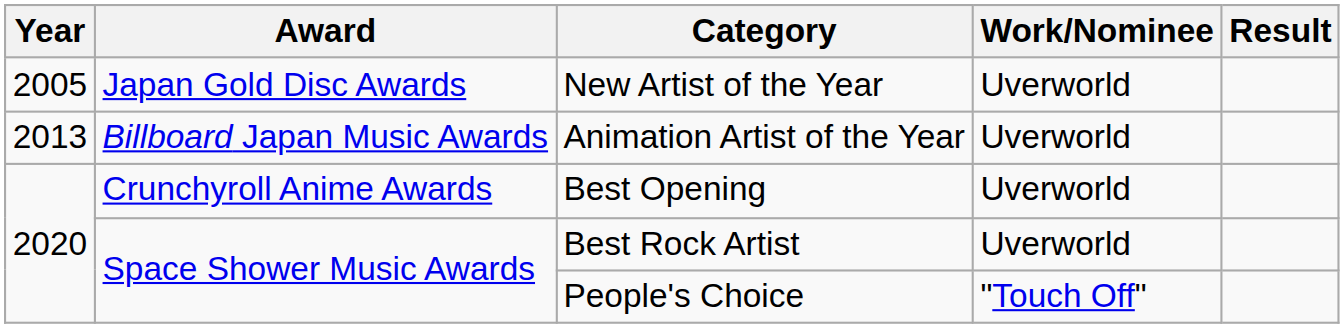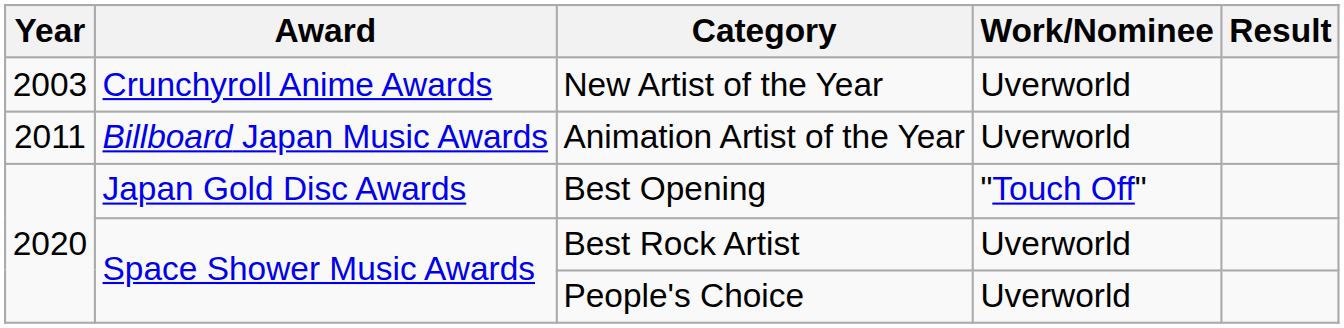(50, 84) 2005 -> (50, 84) 2003
(284, 84) Japan Gold Disc Awards -> (297, 84) Crunchyroll Anime Awards
(50, 137) 2013 -> (50, 137) 2011
(297, 190) Crunchyroll Anime Awards -> (284, 190) Japan Gold Disc Awards
(1056, 190) Uverworld -> (1064, 190) "Touch Off"
(1064, 296) "Touch Off" -> (1056, 296) Uverworld
